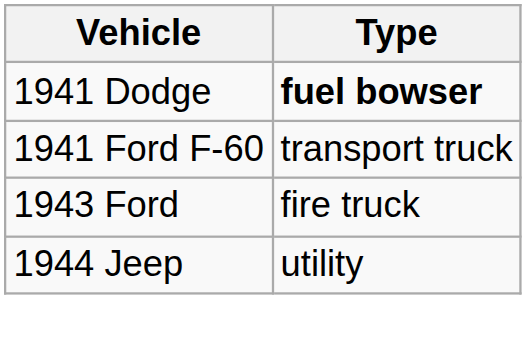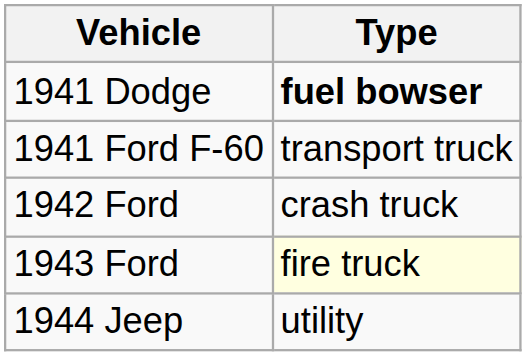+ row: (96, 206)
(350, 206) no background -> (350, 263) lightyellow background
